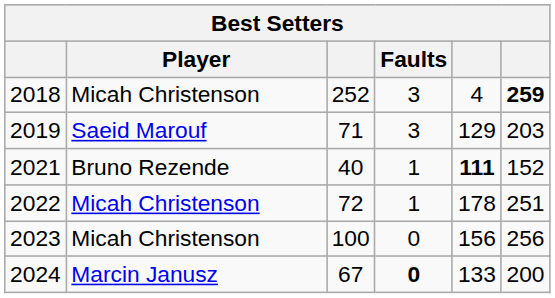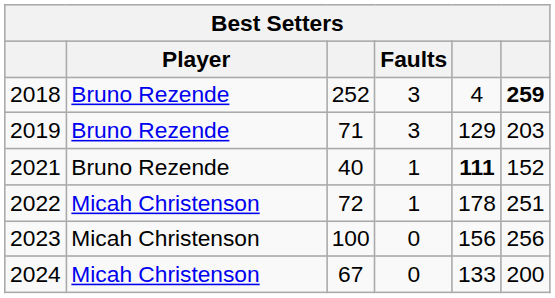(166, 95) Micah Christenson -> (150, 95) Bruno Rezende
(139, 131) Saeid Marouf -> (150, 131) Bruno Rezende
(145, 275) Marcin Janusz -> (166, 275) Micah Christenson
(414, 275) bold -> (414, 275) normal
